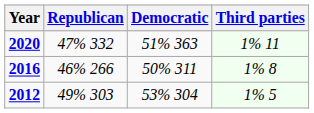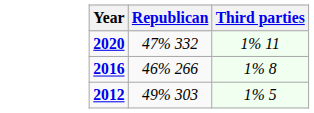- column: (170, 18)
